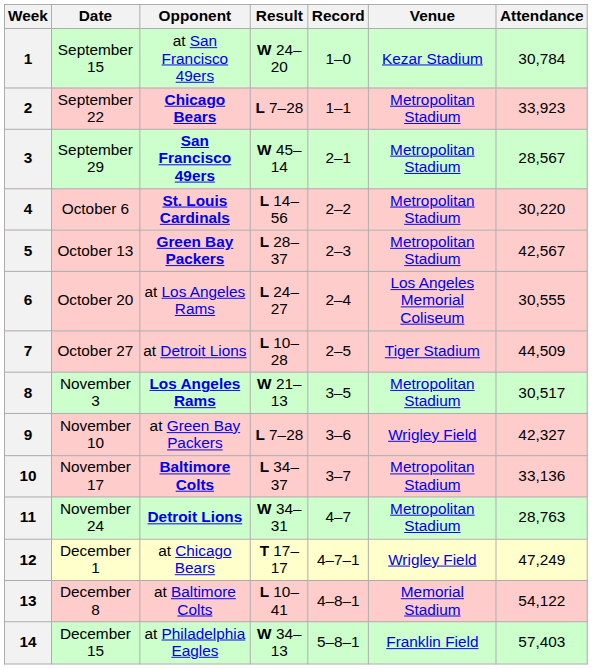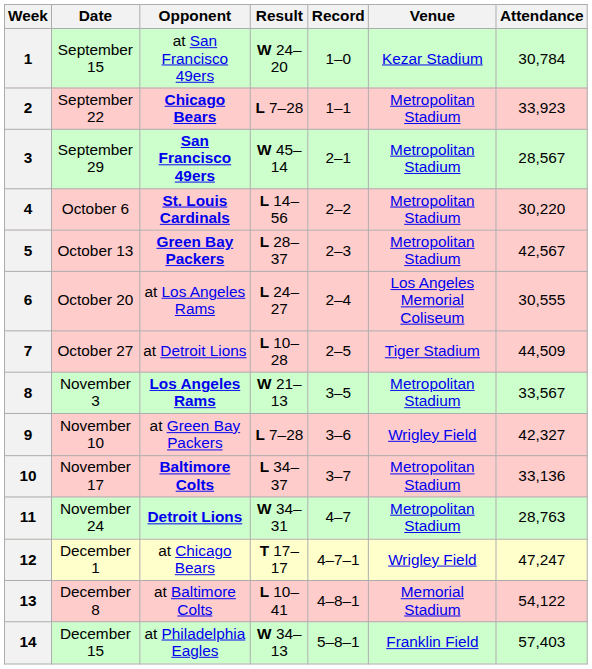(542, 392) 30,517 -> (542, 392) 33,567
(542, 559) 47,249 -> (542, 559) 47,247
